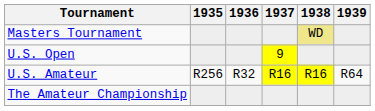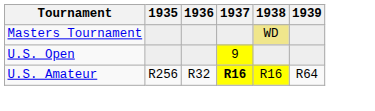(280, 75) normal -> (235, 75) bold
- row: (97, 95)
